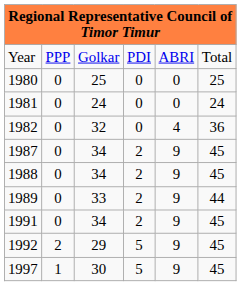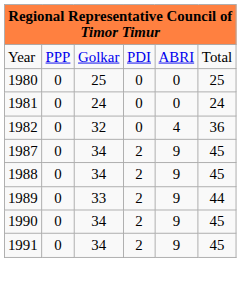+ row: (23, 221)
- row: (23, 245)
- row: (23, 269)
